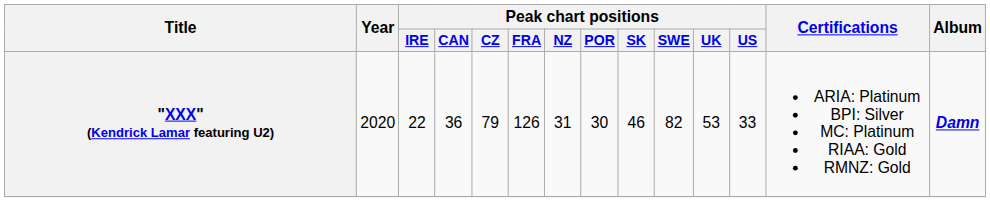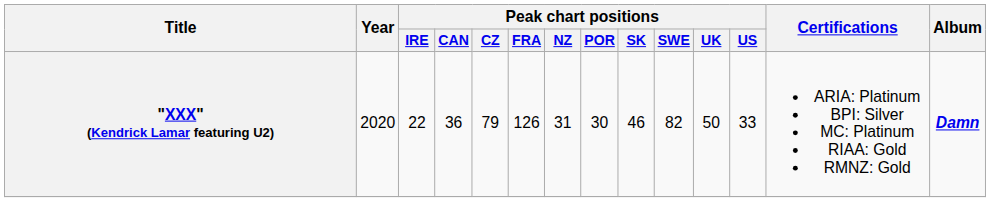(711, 123) 53 -> (711, 123) 50
